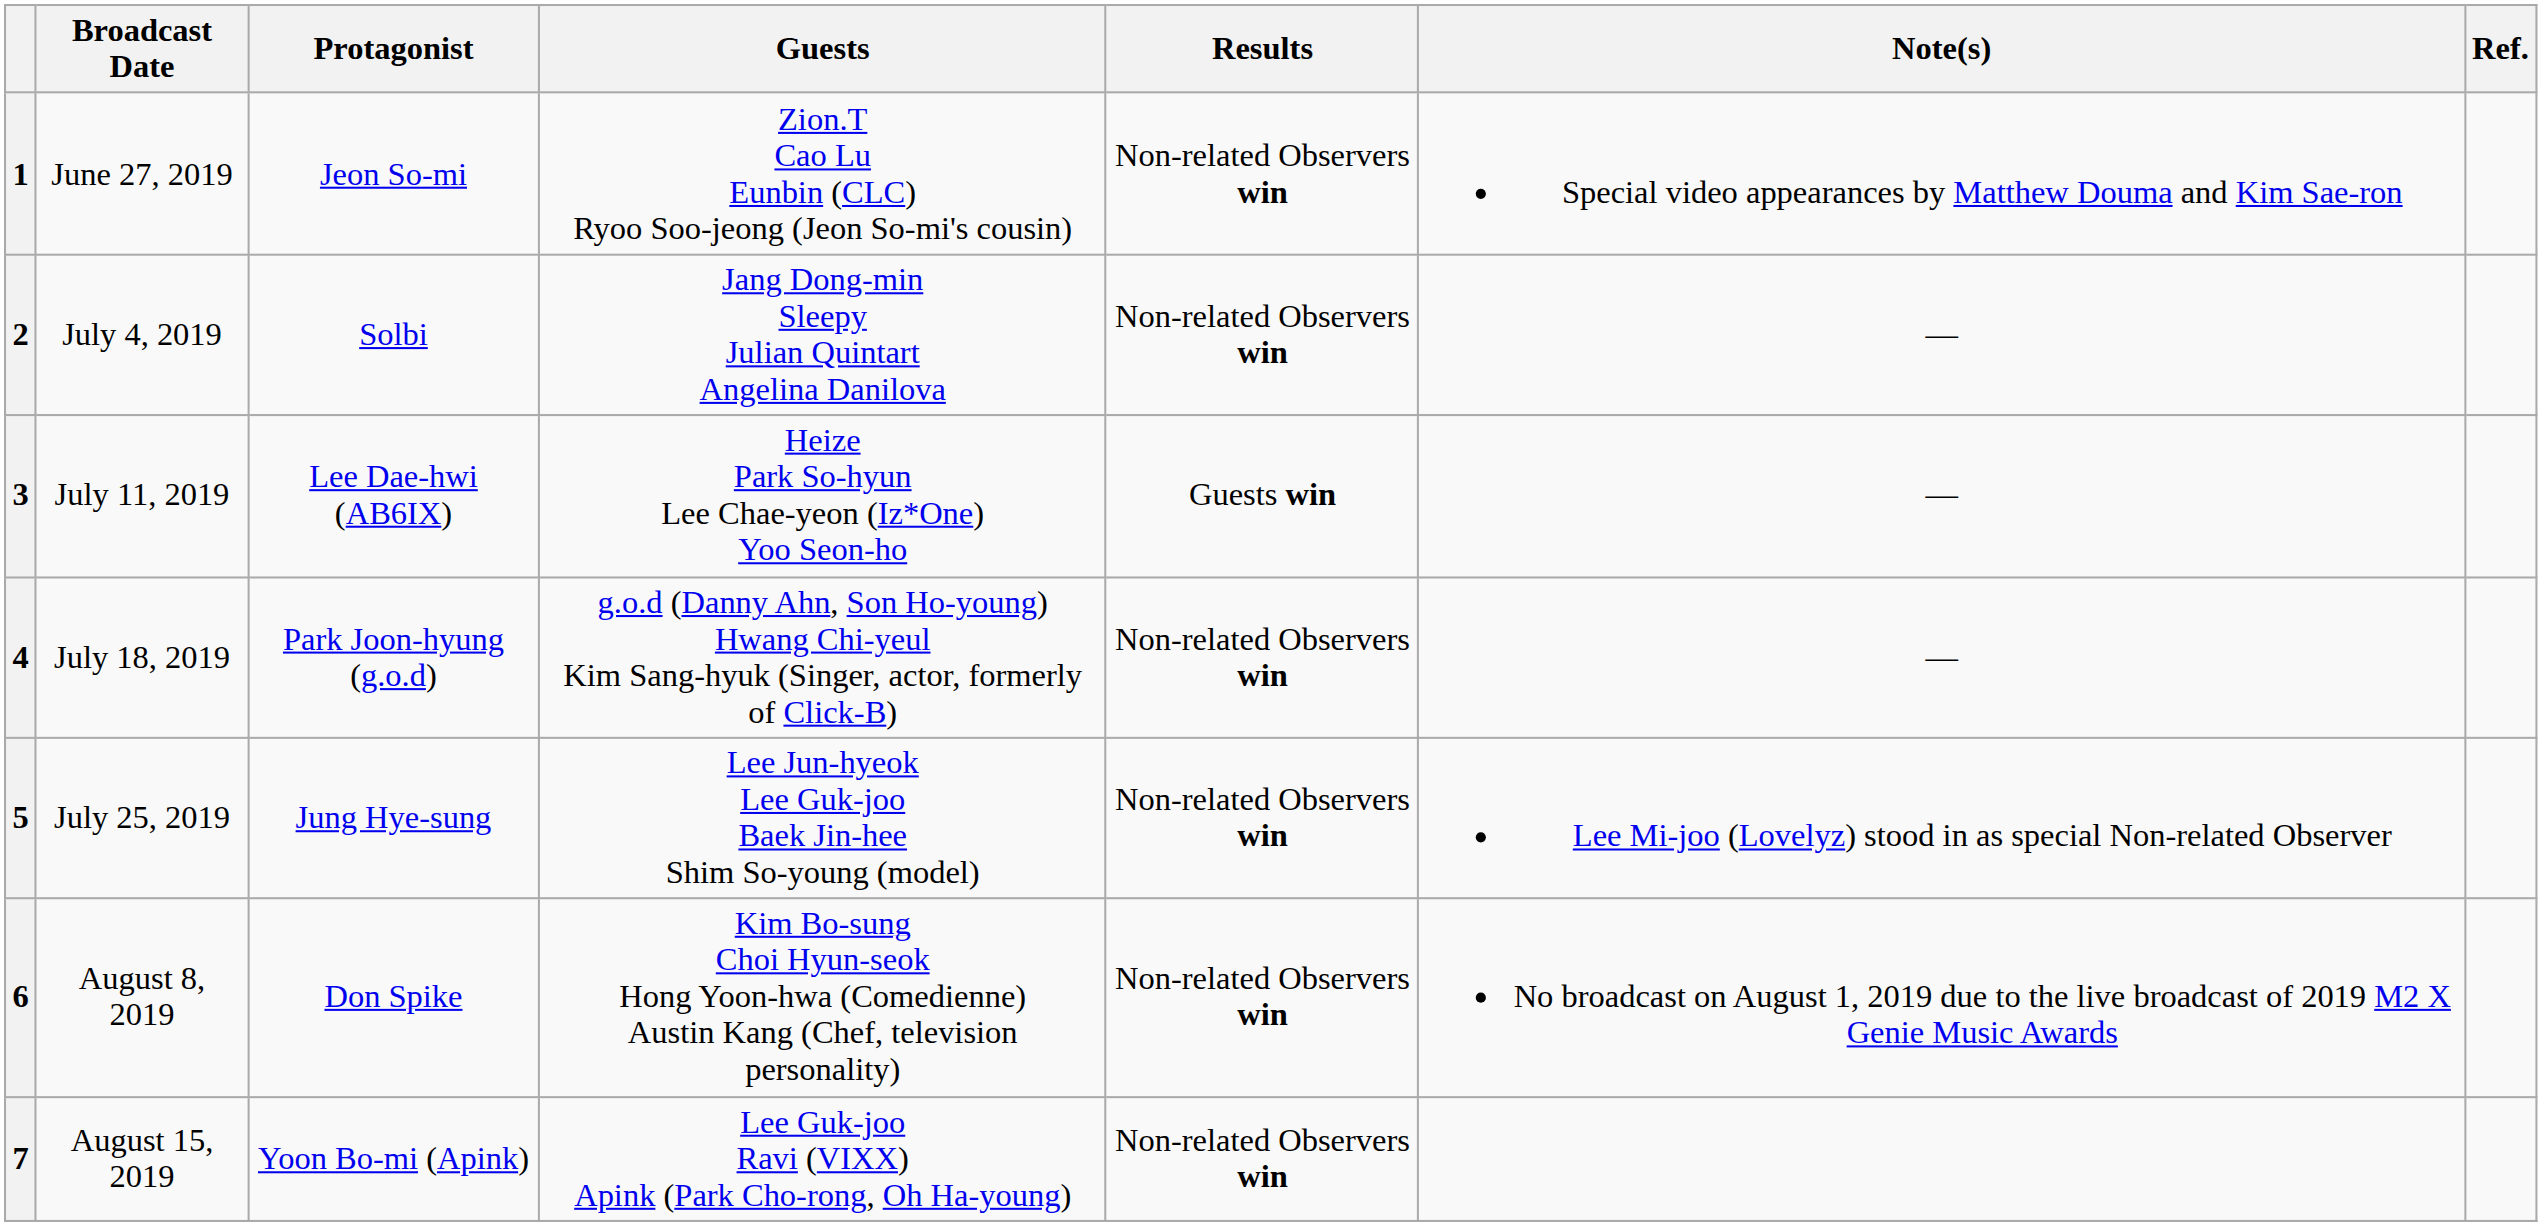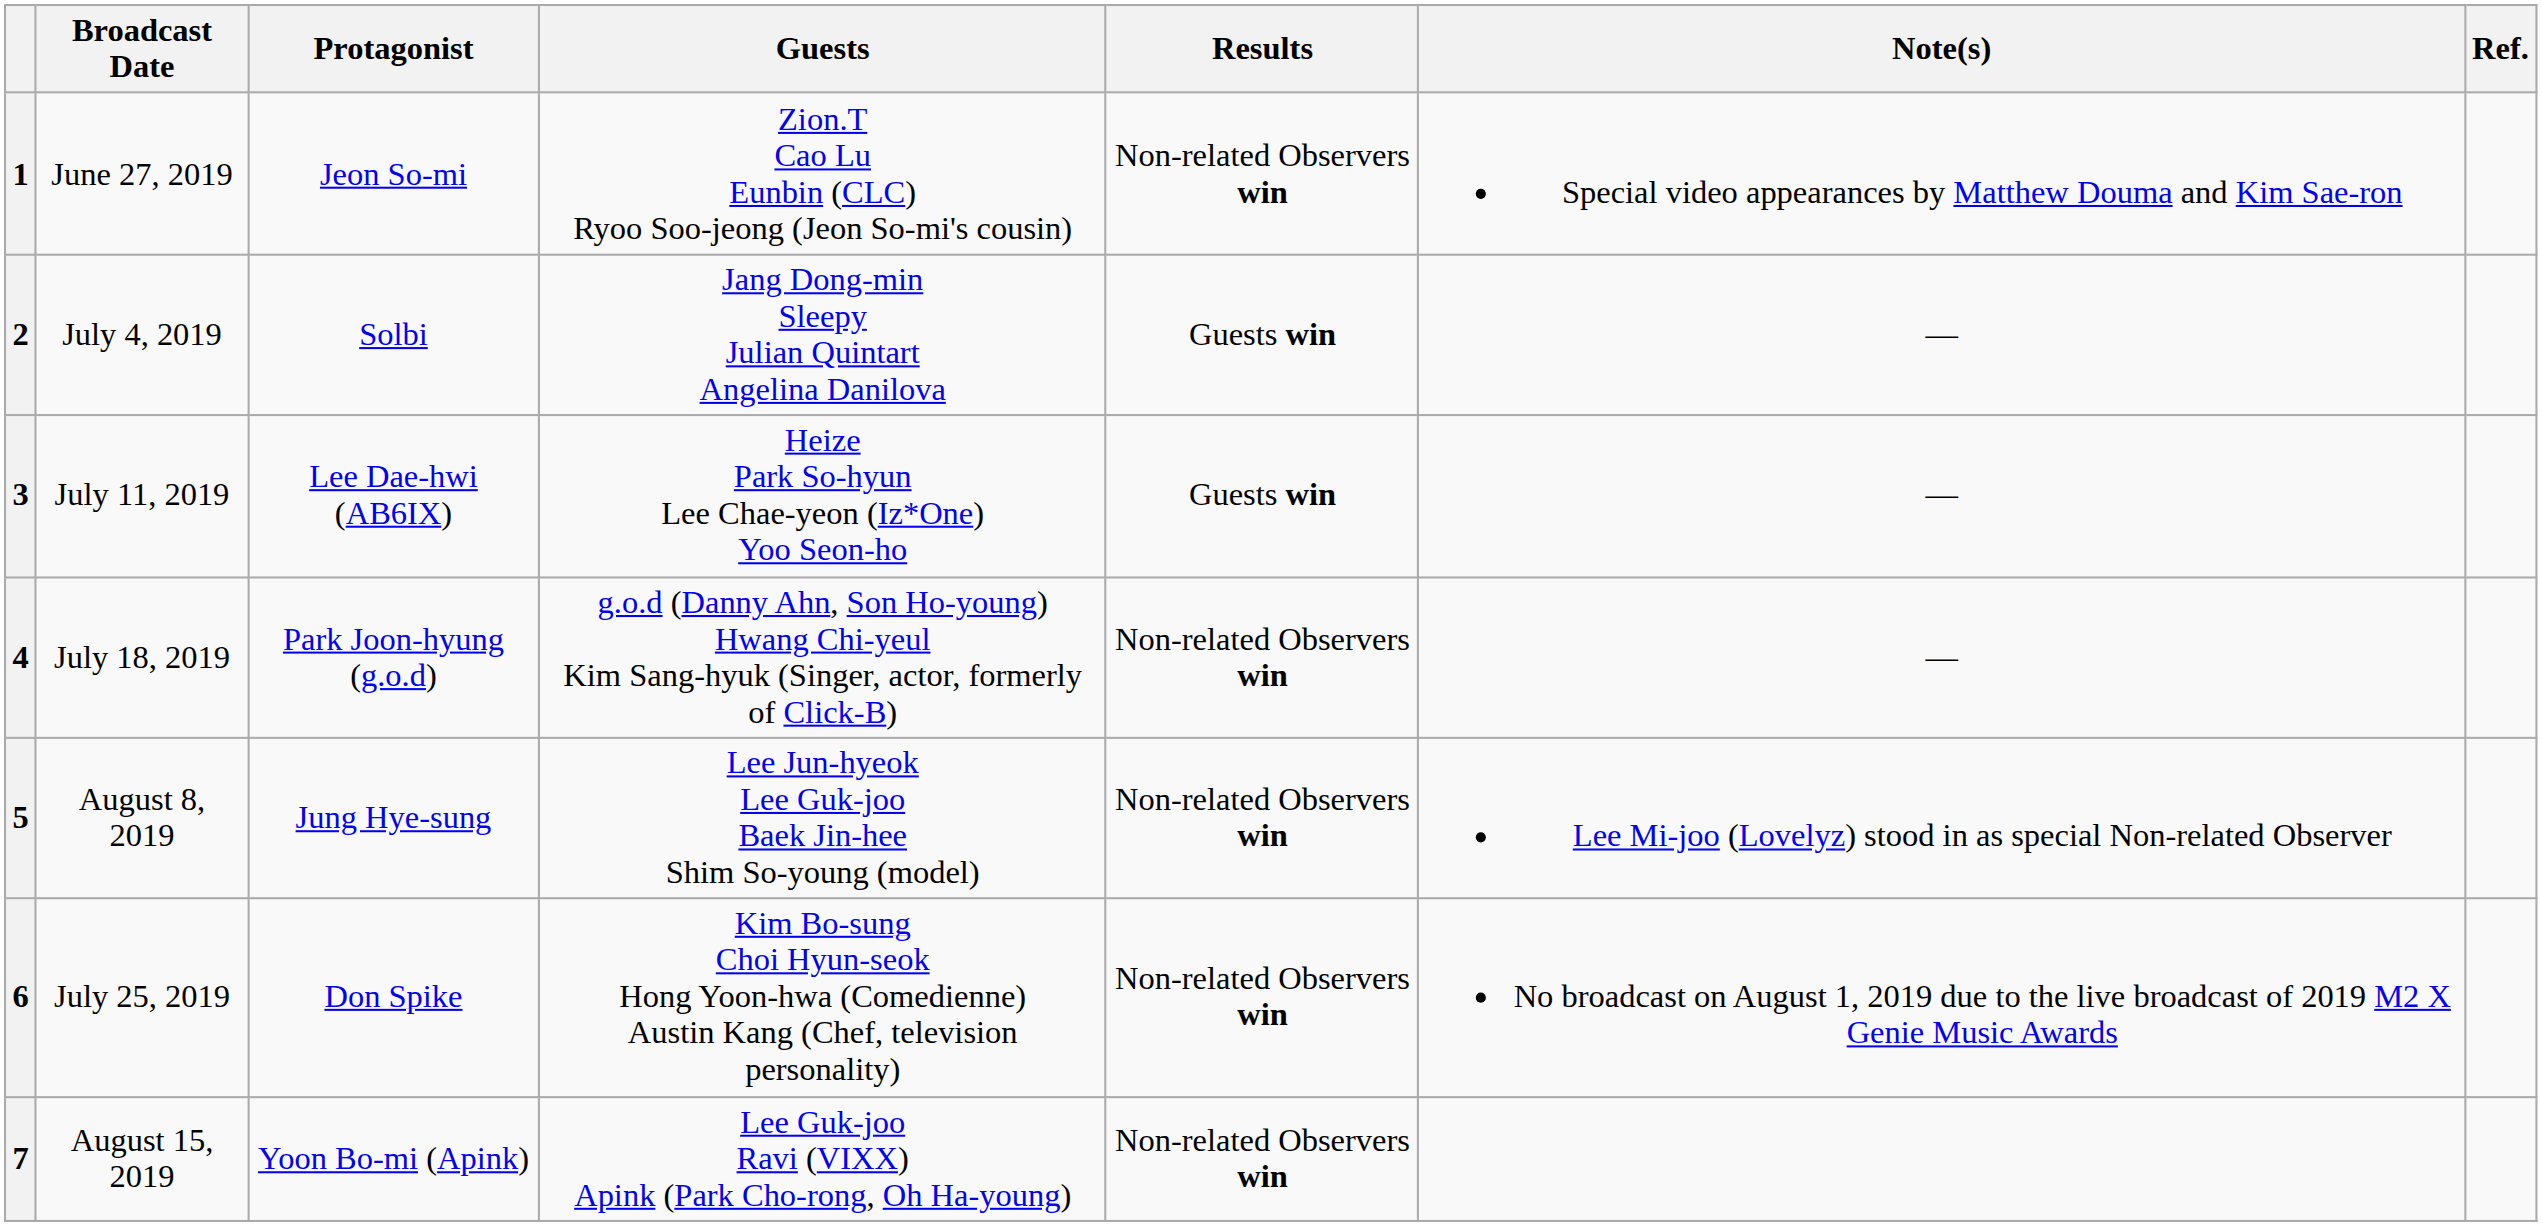(1263, 334) Non-related Observers win -> (1263, 334) Guests win
(142, 817) July 25, 2019 -> (142, 817) August 8, 2019
(142, 997) August 8, 2019 -> (142, 997) July 25, 2019
